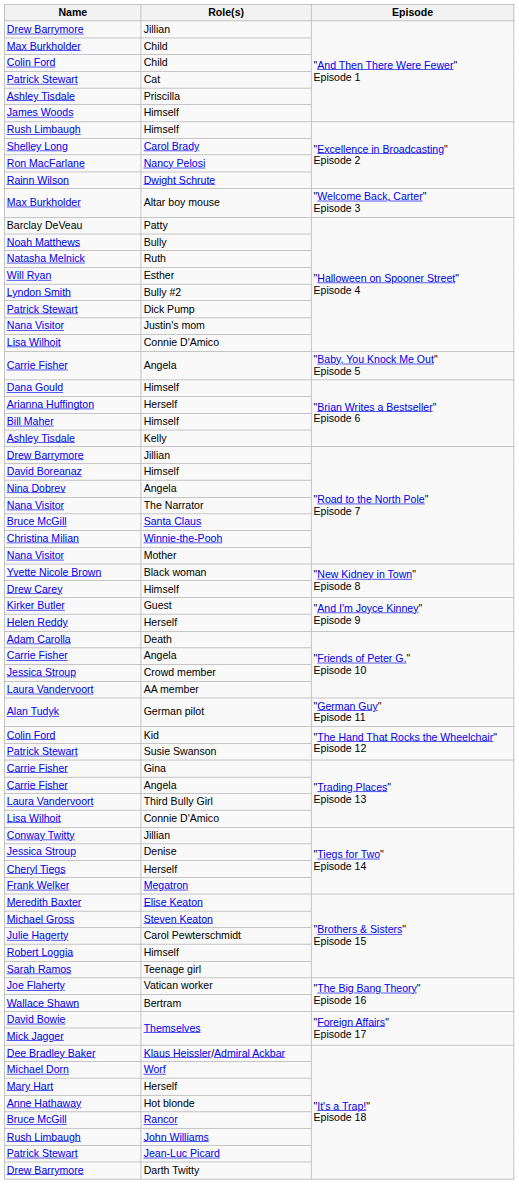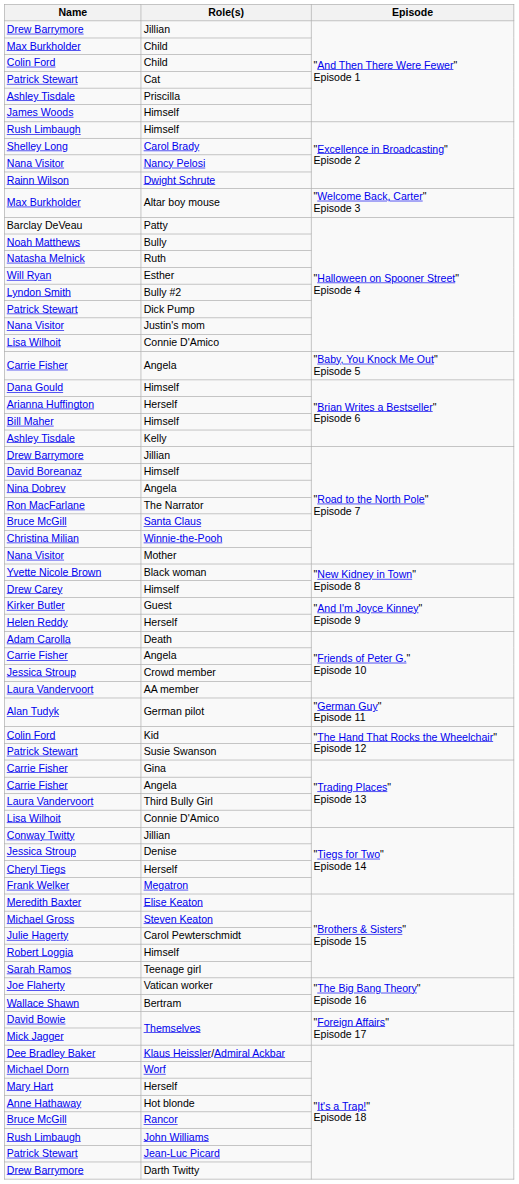(46, 163) Ron MacFarlane -> (35, 163) Nana Visitor
(35, 505) Nana Visitor -> (46, 505) Ron MacFarlane
